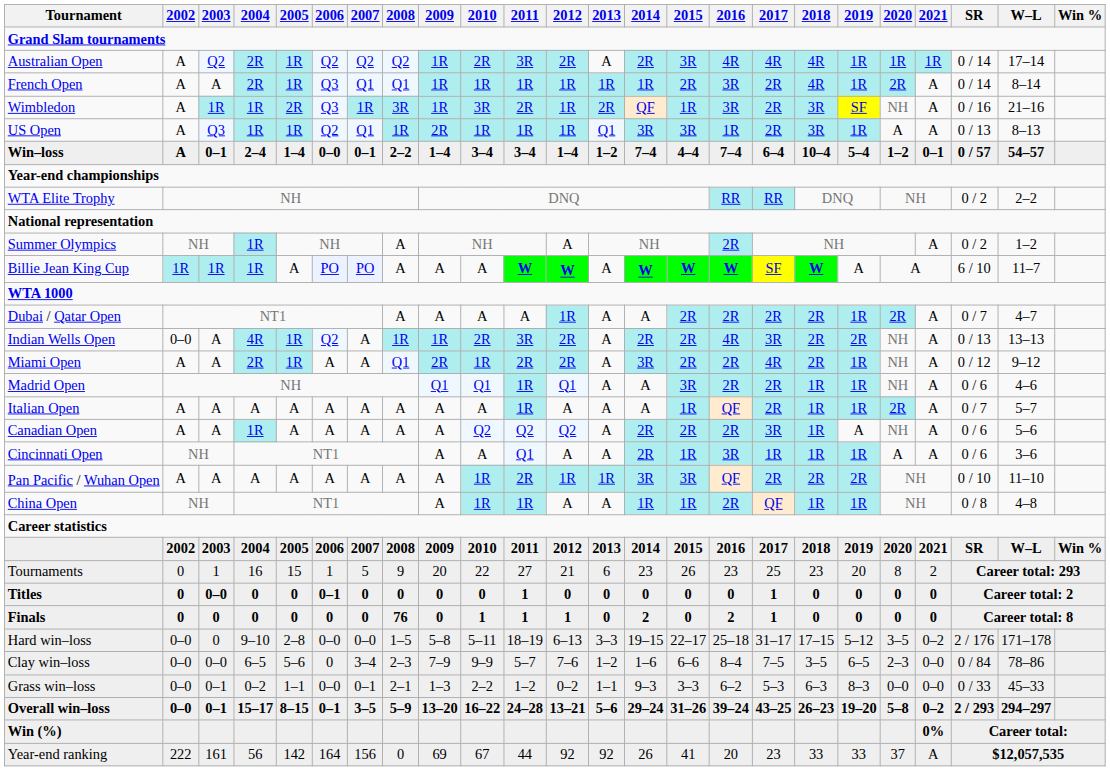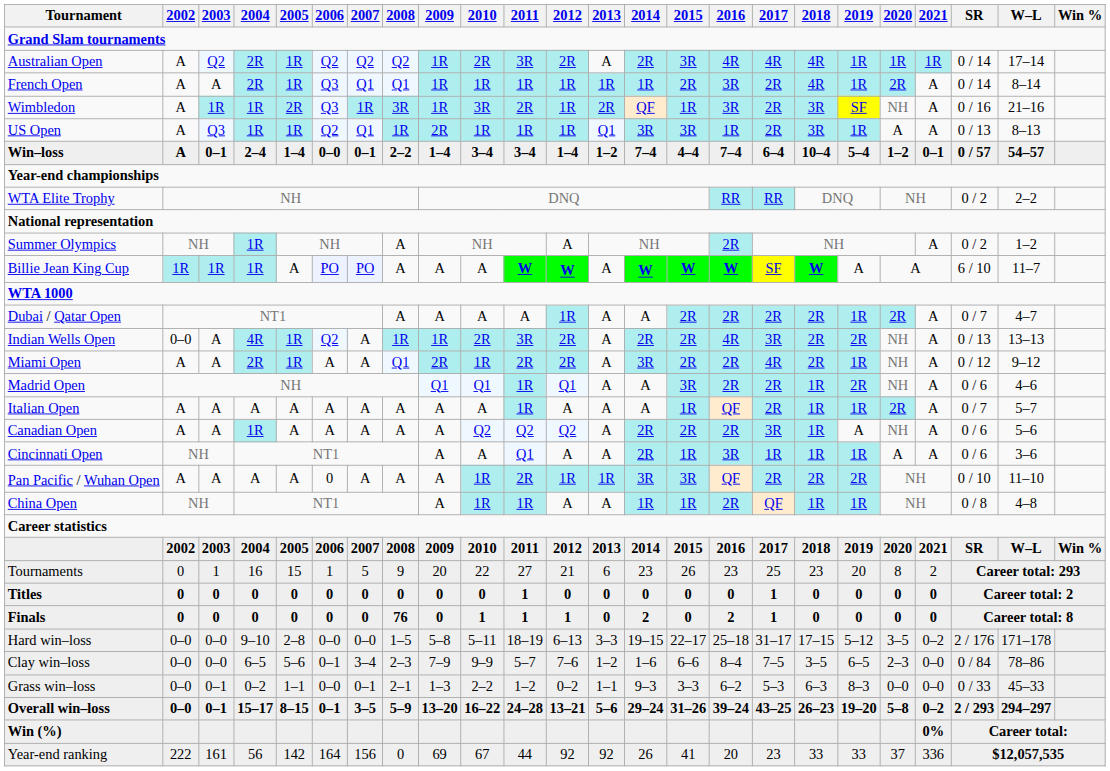(859, 385) 1R -> (859, 385) 2R
(330, 478) A -> (330, 478) 0
(216, 594) 0–0 -> (216, 594) 0
(330, 594) 0–1 -> (330, 594) 0
(216, 640) 0 -> (216, 640) 0–0
(330, 663) 0 -> (330, 663) 0–1
(933, 754) A -> (933, 754) 336
